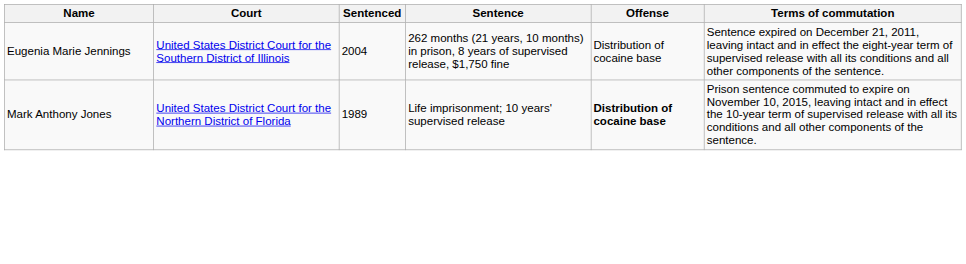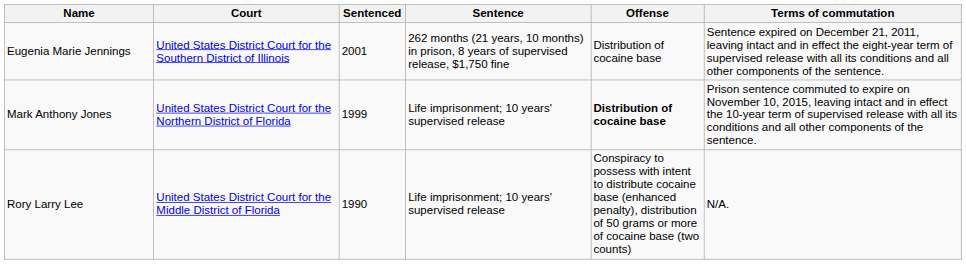(354, 51) 2004 -> (354, 51) 2001
(354, 114) 1989 -> (354, 114) 1999
+ row: (45, 204)
